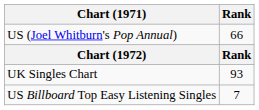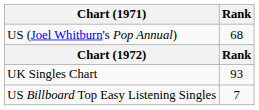(237, 34) 66 -> (237, 34) 68
